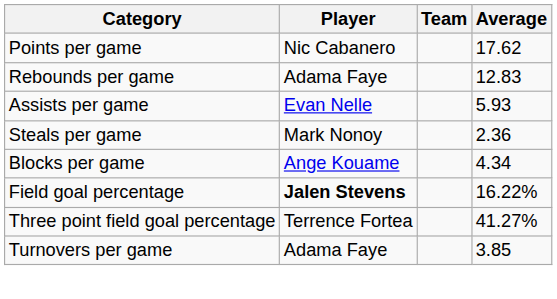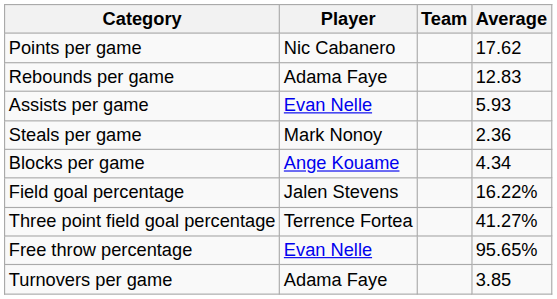(345, 192) bold -> (341, 192) normal
+ row: (101, 250)
